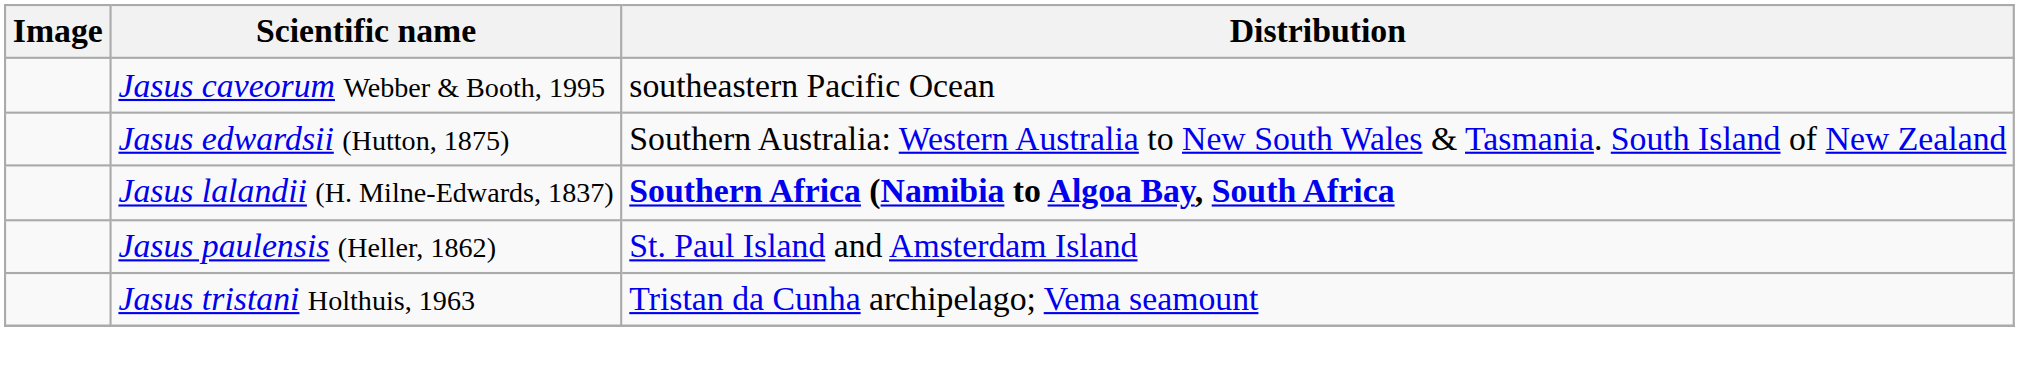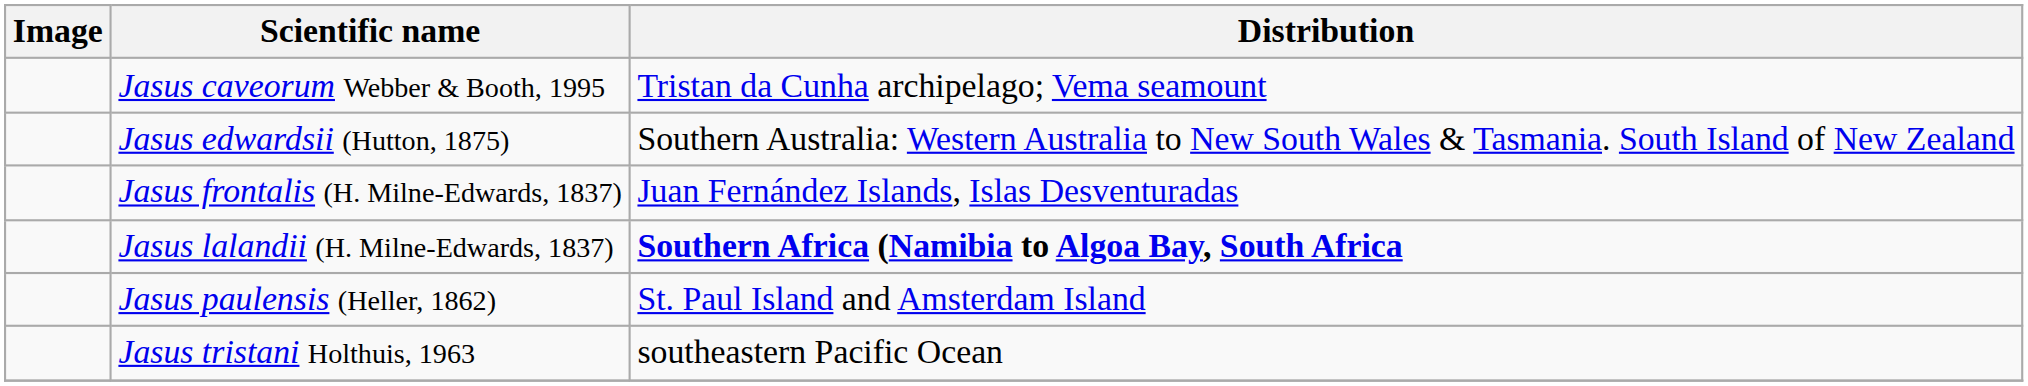(812, 84) southeastern Pacific Ocean -> (952, 84) Tristan da Cunha archipelago; Vema seamount
+ row: (370, 191)
(944, 298) Tristan da Cunha archipelago; Vema seamount -> (820, 352) southeastern Pacific Ocean
